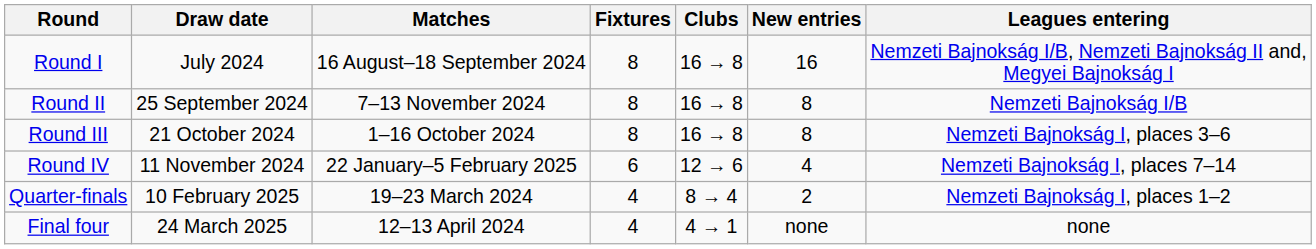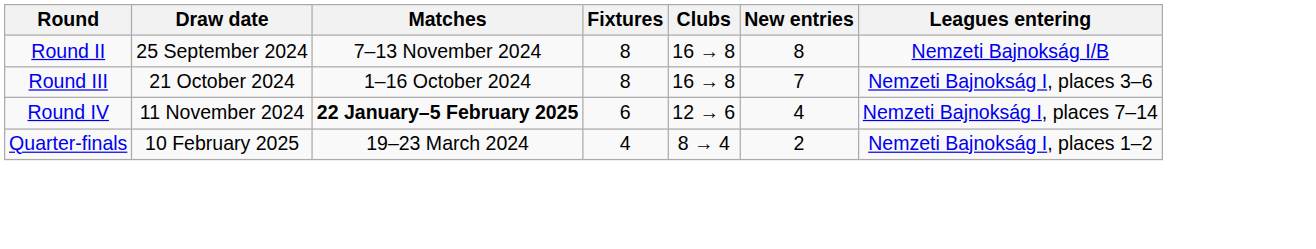- row: (68, 61)
(807, 134) 8 -> (799, 81) 7
(451, 165) normal -> (448, 112) bold
- row: (68, 227)
